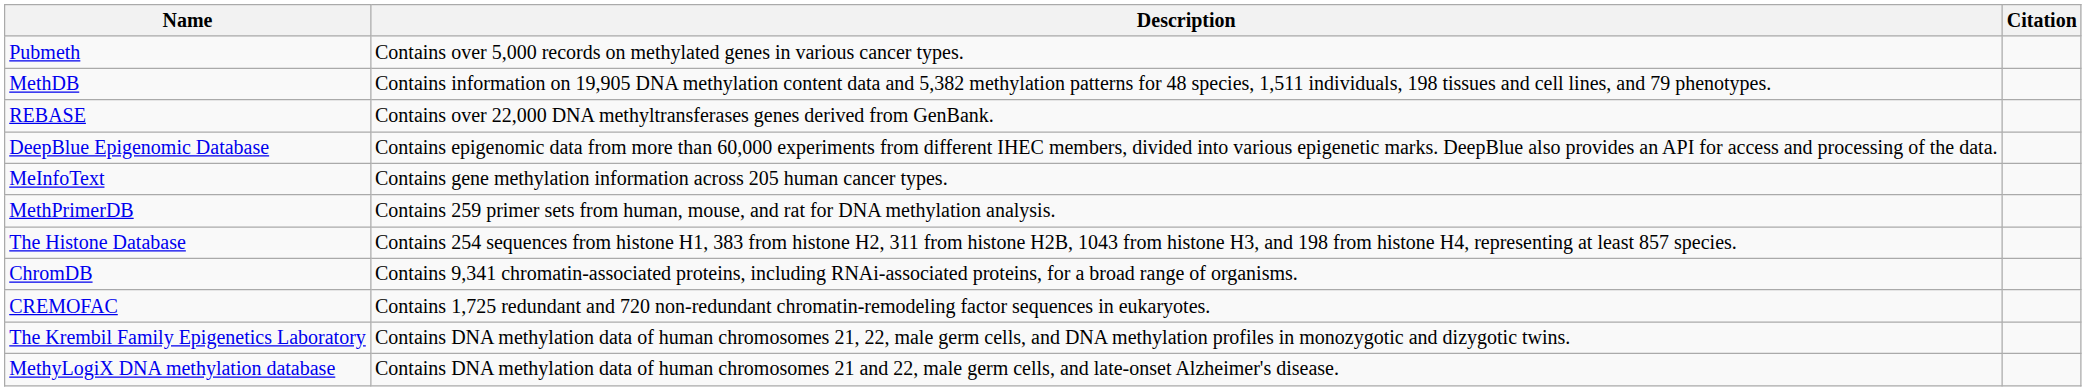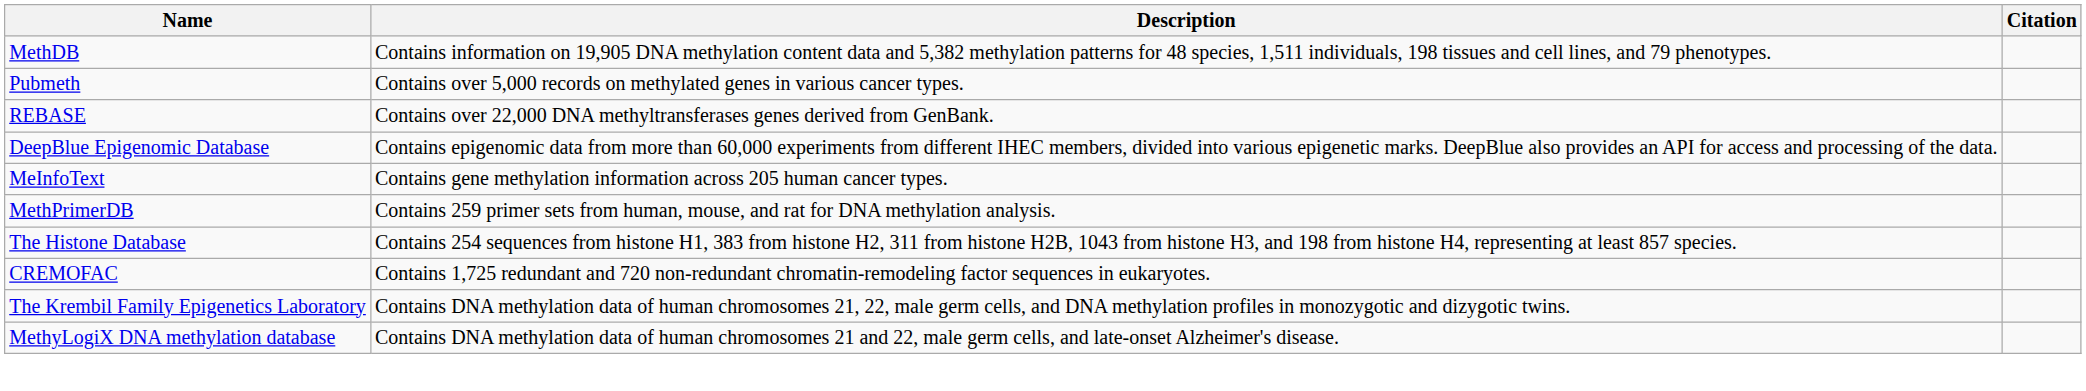rows swapped: (44, 83) <-> (45, 52)
- row: (51, 274)
